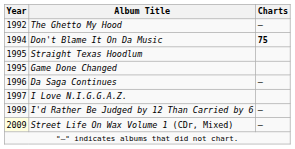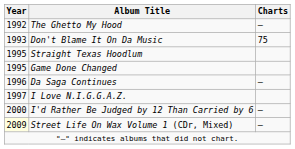(17, 39) 1994 -> (17, 39) 1993
(263, 39) bold -> (263, 39) normal
(17, 110) 1999 -> (17, 110) 2000
